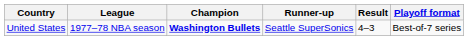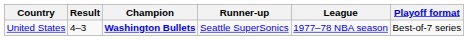columns swapped: (117, 12) <-> (373, 12)
